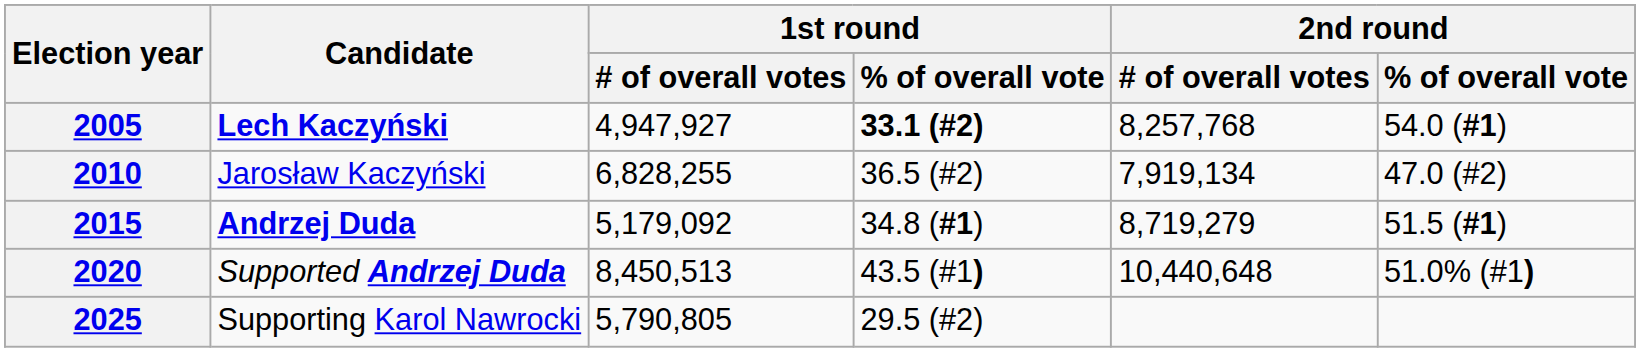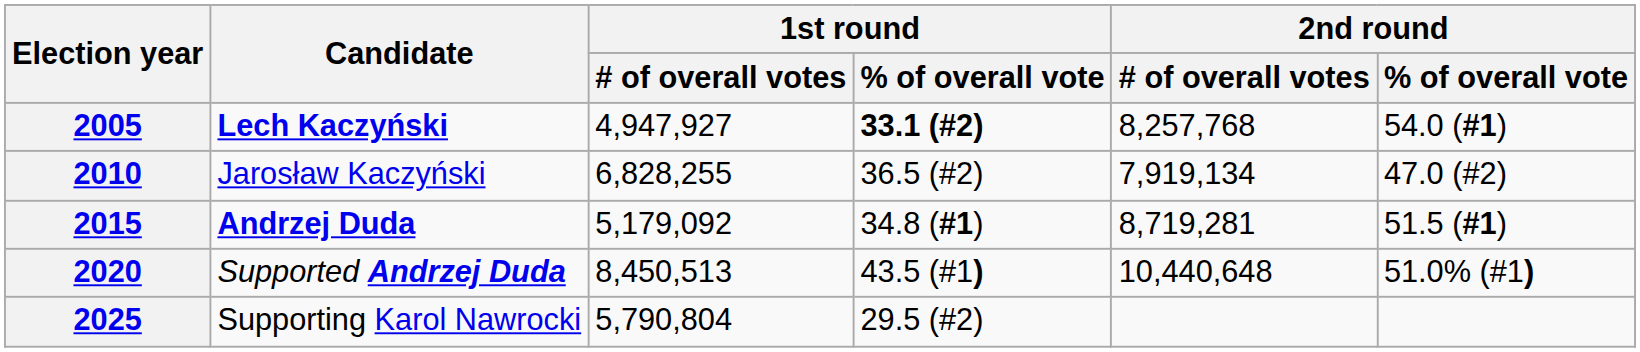(1187, 223) 8,719,279 -> (1187, 223) 8,719,281
(664, 321) 5,790,805 -> (664, 321) 5,790,804
